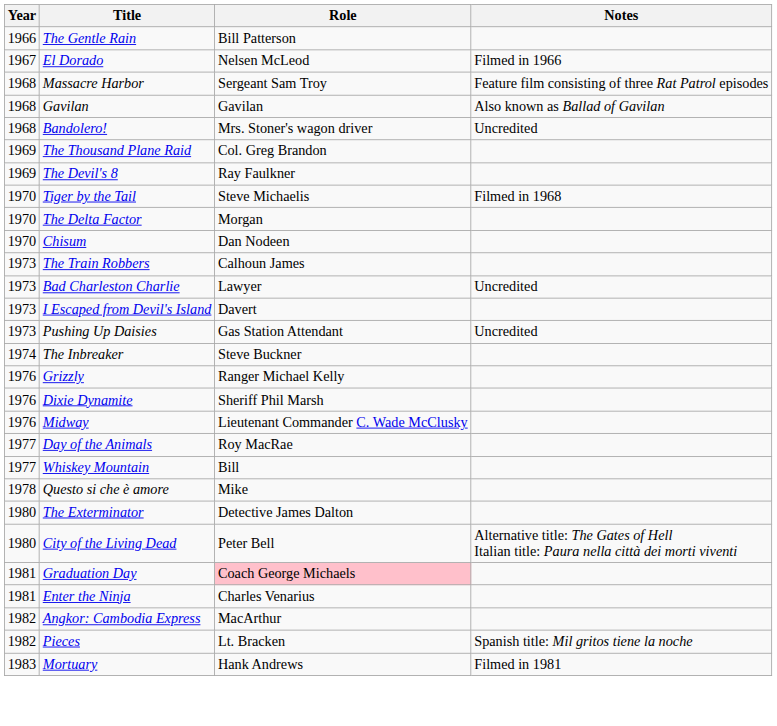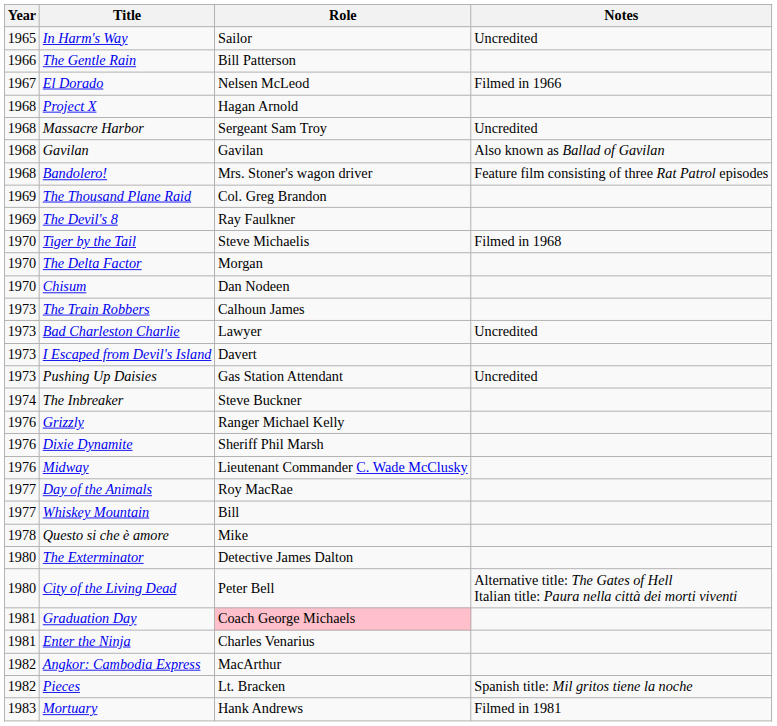+ row: (85, 38)
+ row: (70, 106)
(621, 83) Feature film consisting of three Rat Patrol episodes -> (506, 128) Uncredited
(506, 128) Uncredited -> (621, 173) Feature film consisting of three Rat Patrol episodes
